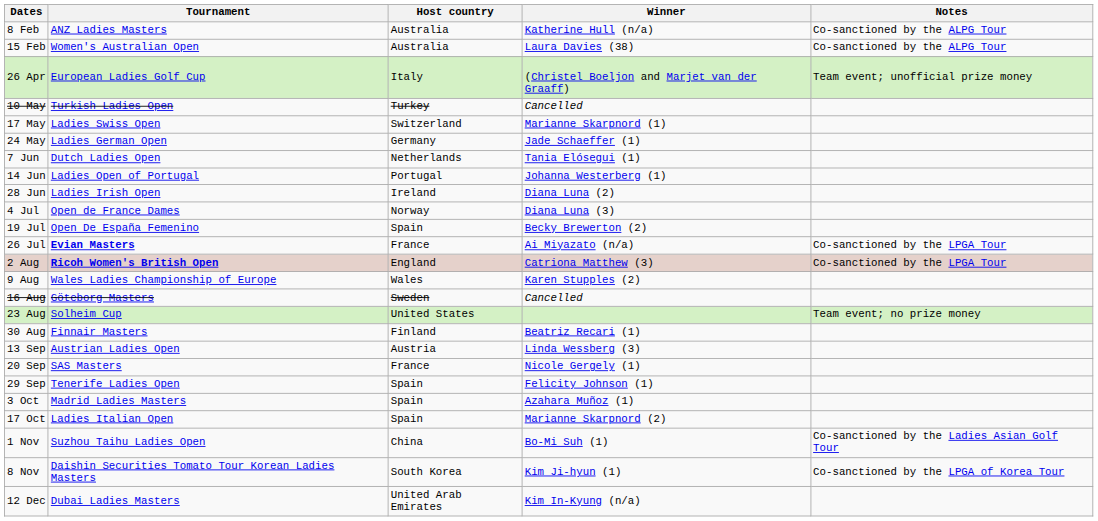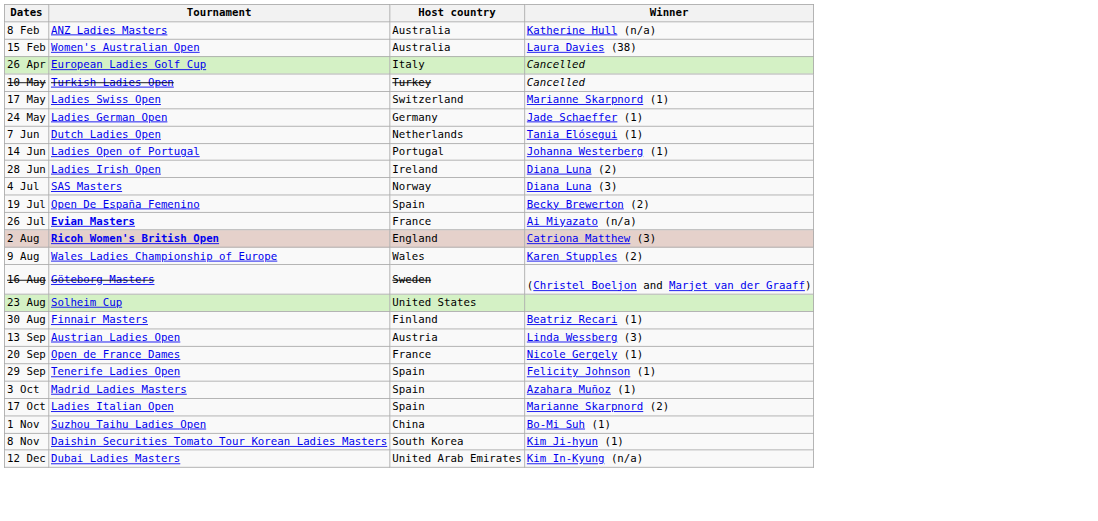- column: (952, 13)
(641, 84) (Christel Boeljon and Marjet van der Graaff) -> (556, 65) Cancelled
(115, 211) Open de France Dames -> (87, 187) SAS Masters
(554, 298) Cancelled -> (669, 286) (Christel Boeljon and Marjet van der Graaff)
(86, 367) SAS Masters -> (116, 355) Open de France Dames
